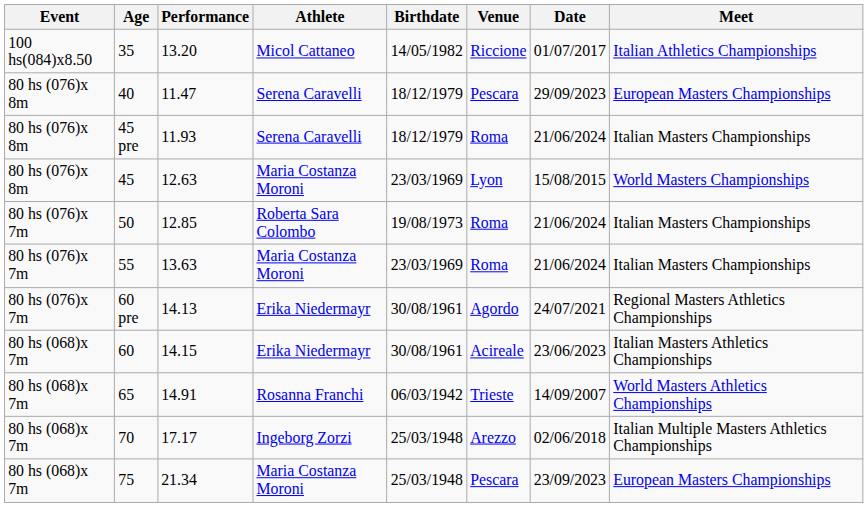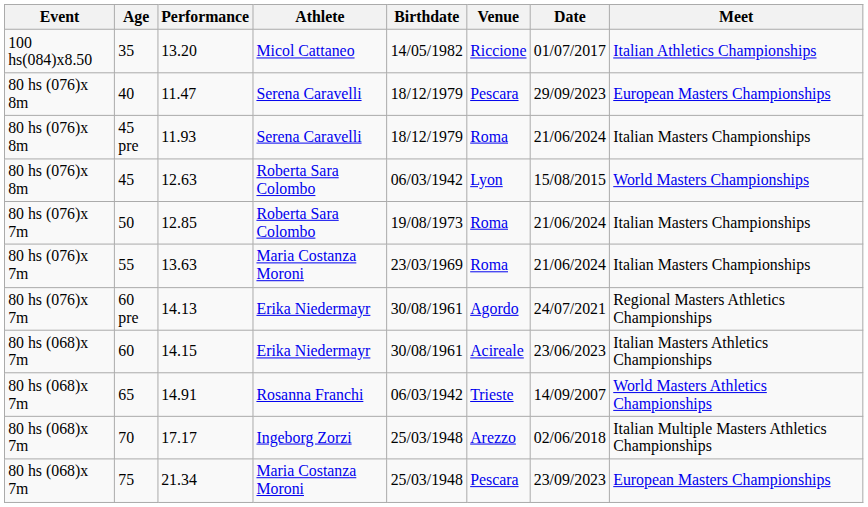(306, 179) Maria Costanza Moroni -> (298, 179) Roberta Sara Colombo
(427, 179) 23/03/1969 -> (427, 179) 06/03/1942
